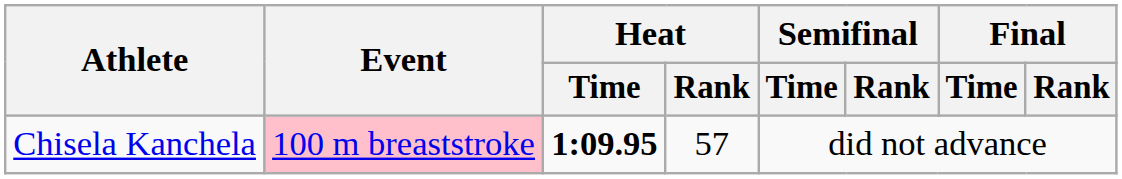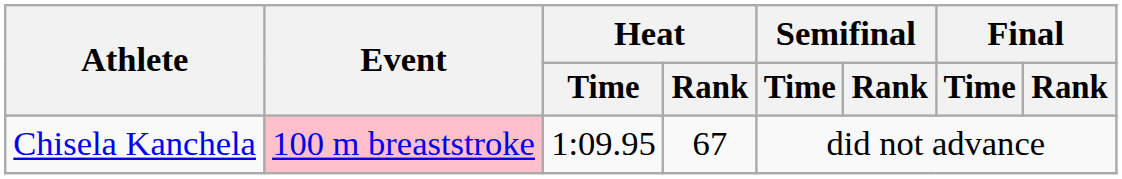(604, 144) bold -> (603, 144) normal
(712, 144) 57 -> (710, 144) 67
